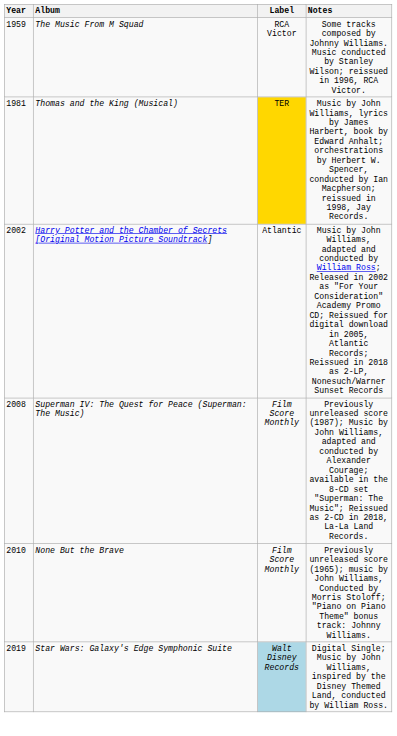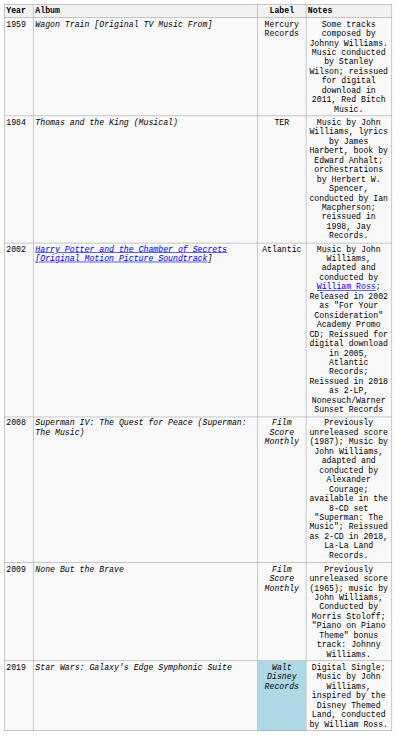+ row: (124, 24)
- row: (89, 24)
(16, 104) 1981 -> (16, 123) 1984
(282, 104) gold background -> (282, 123) no background
(16, 550) 2010 -> (16, 569) 2009
